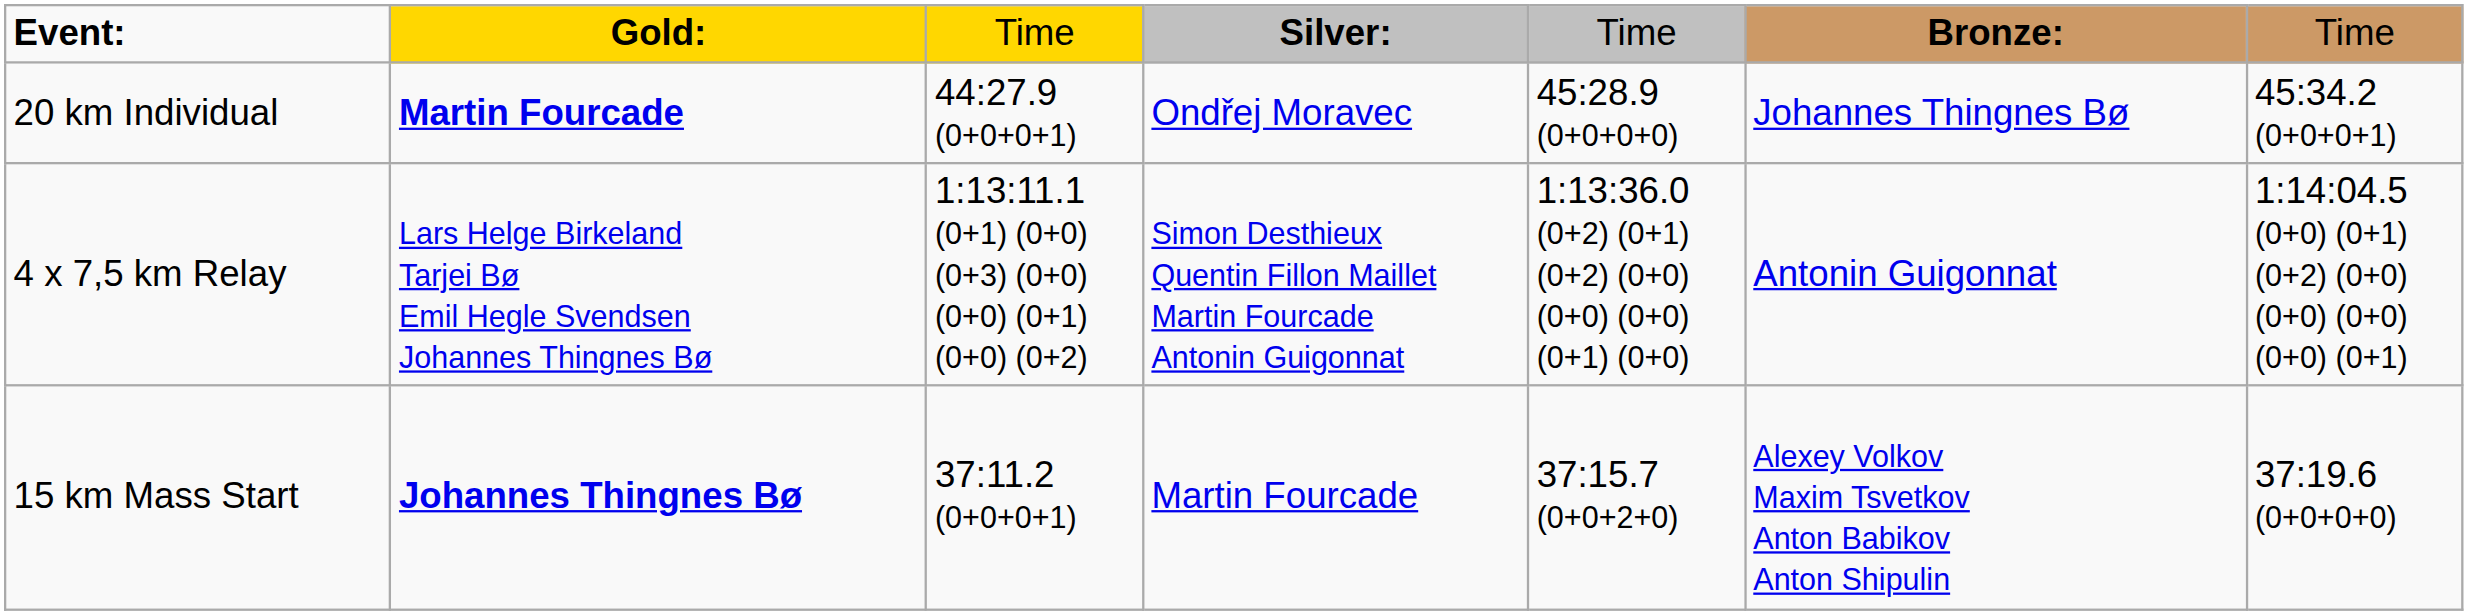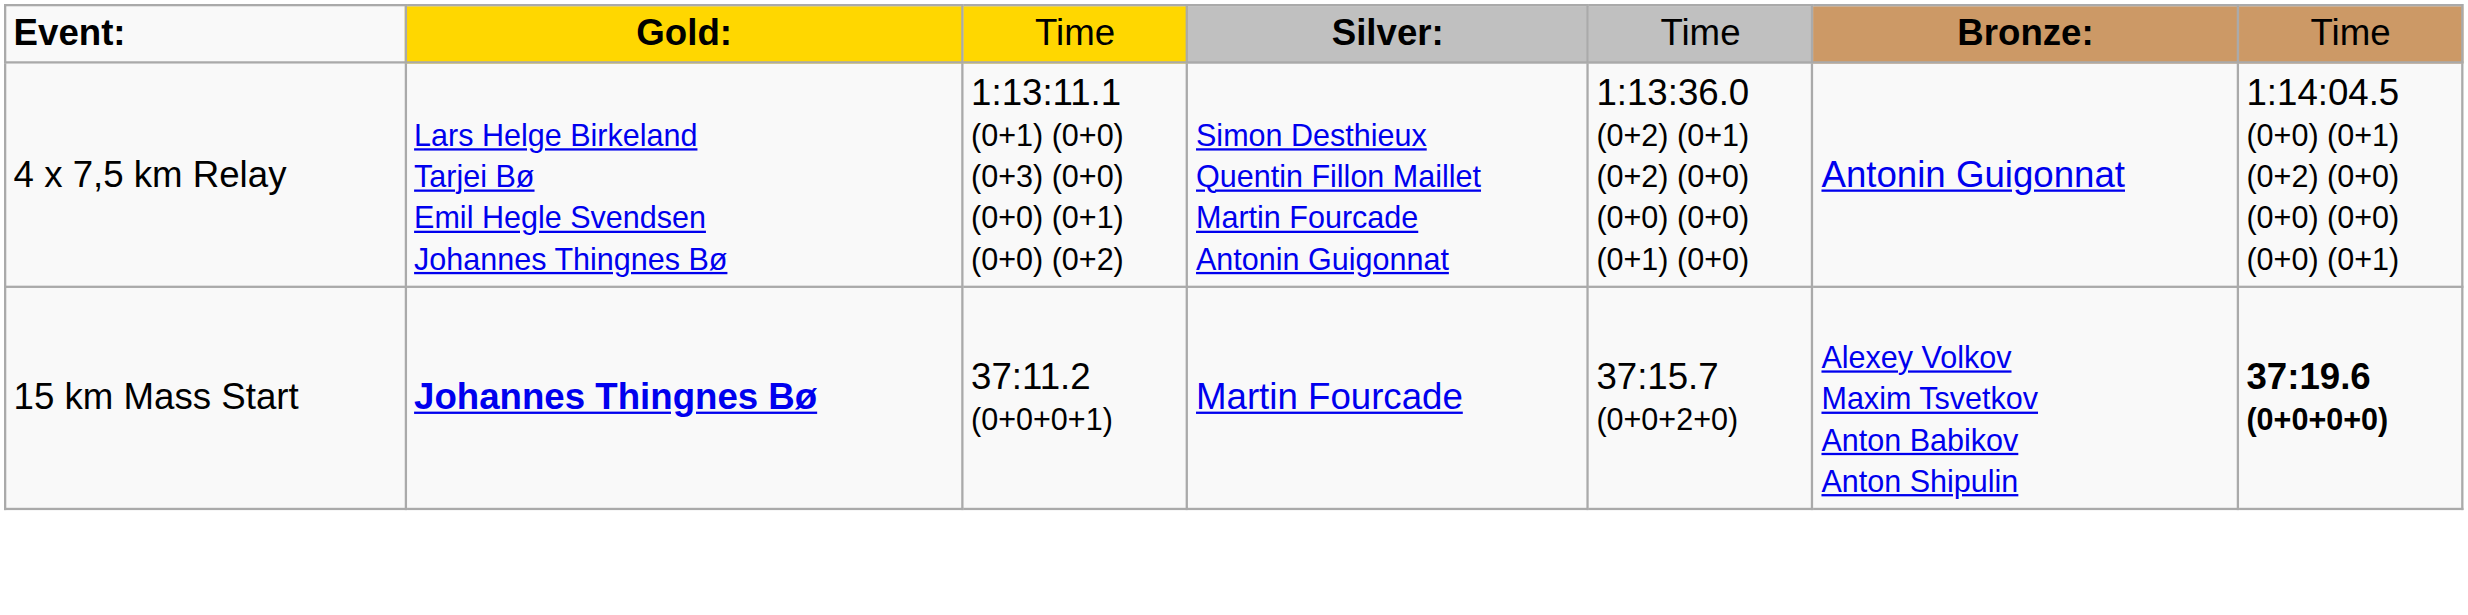- row: (146, 112)
(2326, 496) normal -> (2317, 397) bold
